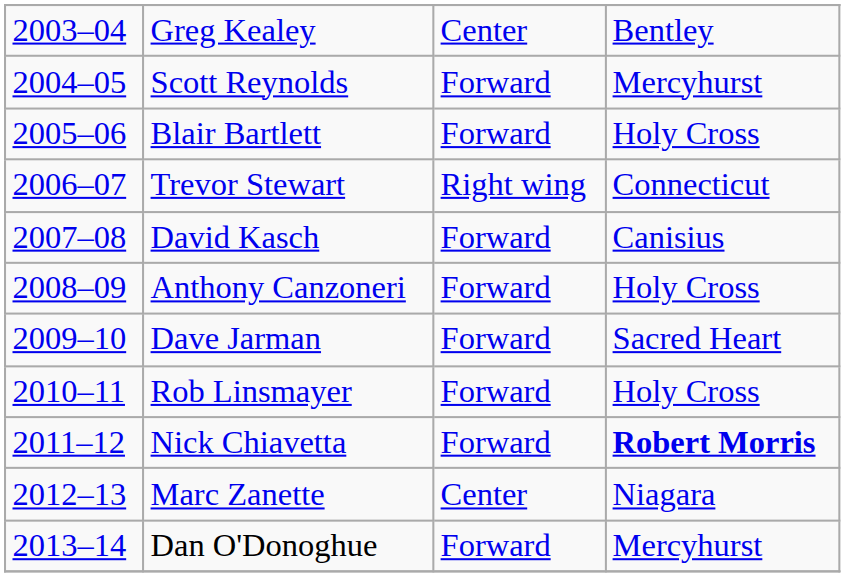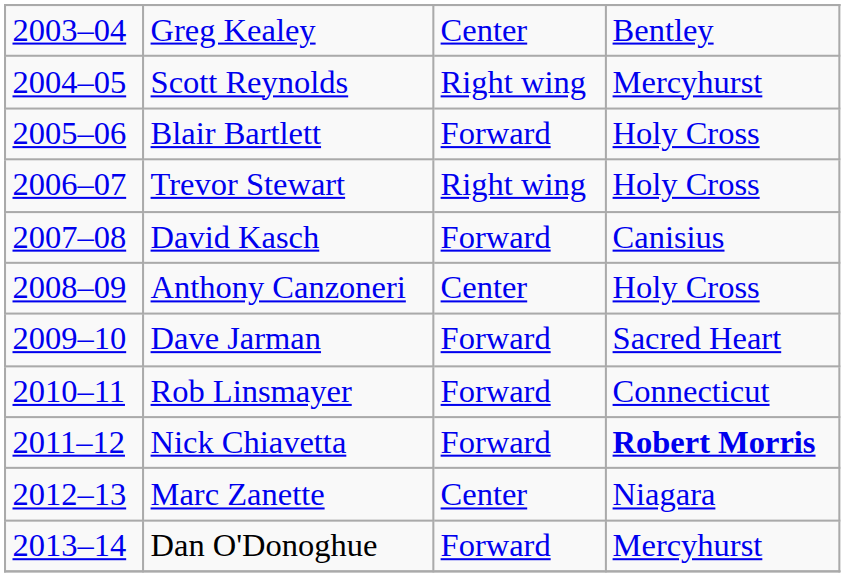(496, 81) Forward -> (513, 81) Right wing
(691, 184) Connecticut -> (686, 184) Holy Cross
(496, 287) Forward -> (484, 287) Center
(686, 390) Holy Cross -> (691, 390) Connecticut
